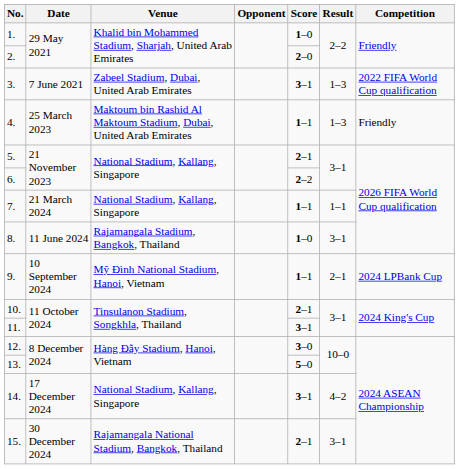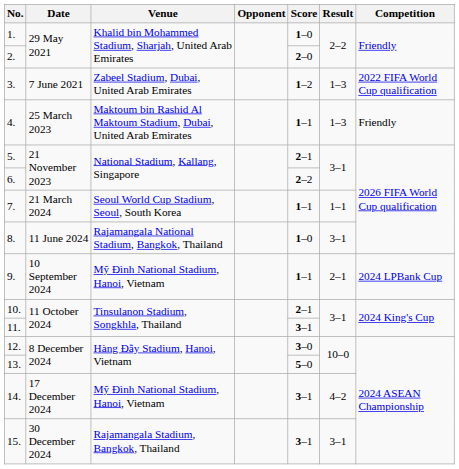(304, 84) 3–1 -> (304, 84) 1–2
(155, 206) National Stadium, Kallang, Singapore -> (154, 206) Seoul World Cup Stadium, Seoul, South Korea
(144, 238) Rajamangala Stadium, Bangkok, Thailand -> (158, 238) Rajamangala National Stadium, Bangkok, Thailand
(155, 396) National Stadium, Kallang, Singapore -> (156, 396) Mỹ Đình National Stadium, Hanoi, Vietnam
(158, 441) Rajamangala National Stadium, Bangkok, Thailand -> (144, 441) Rajamangala Stadium, Bangkok, Thailand
(304, 441) 2–1 -> (304, 441) 3–1
